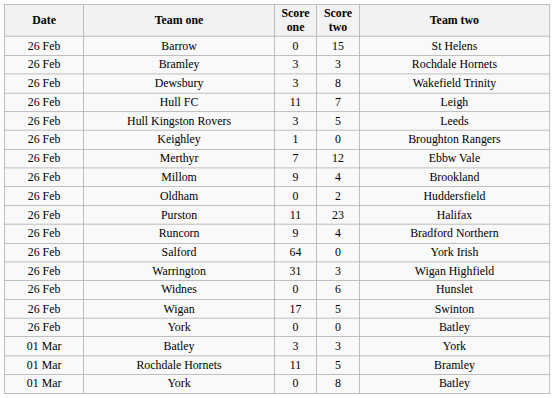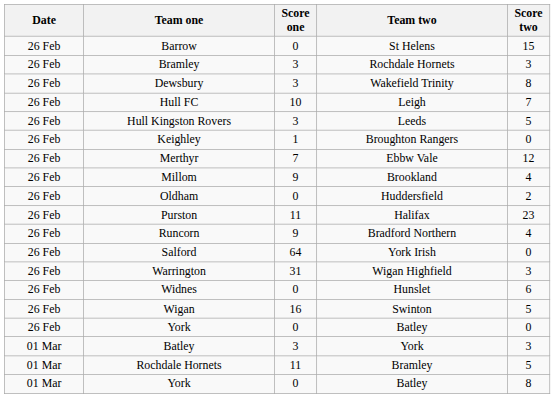columns swapped: (454, 20) <-> (338, 20)
(296, 102) 11 -> (296, 102) 10
(296, 308) 17 -> (296, 308) 16
